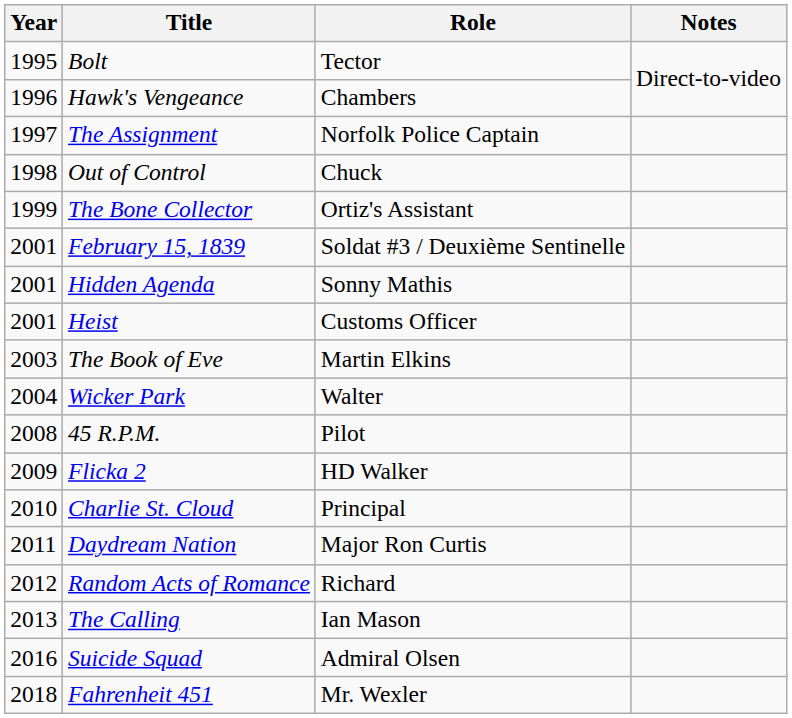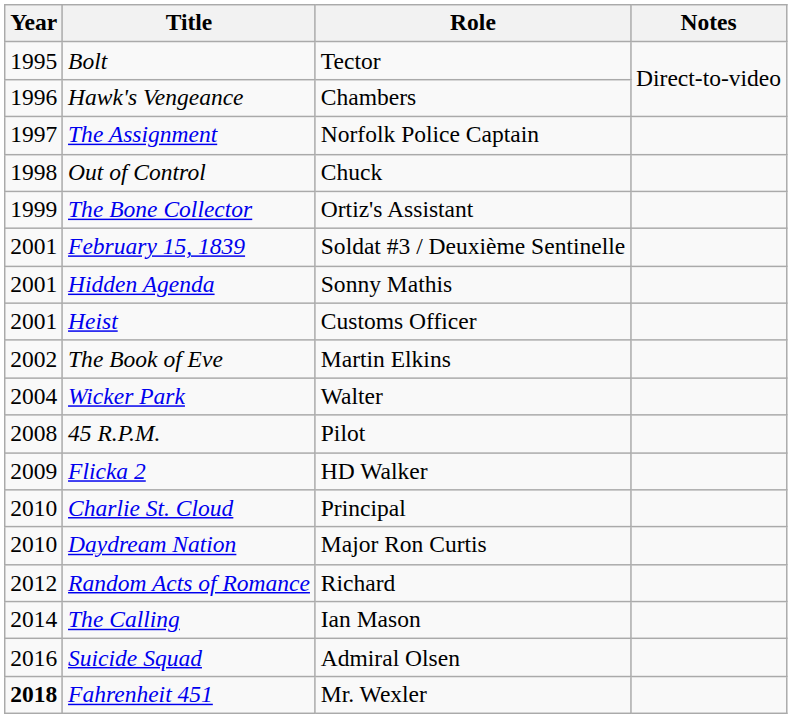(34, 358) 2003 -> (34, 358) 2002
(33, 545) 2011 -> (34, 545) 2010
(34, 619) 2013 -> (34, 619) 2014
(34, 694) normal -> (34, 694) bold
